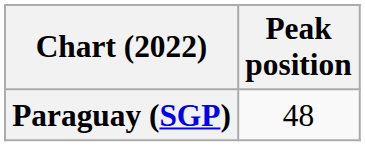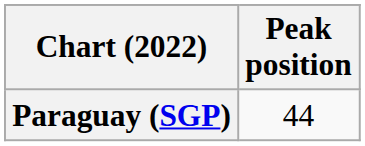(298, 114) 48 -> (298, 114) 44
